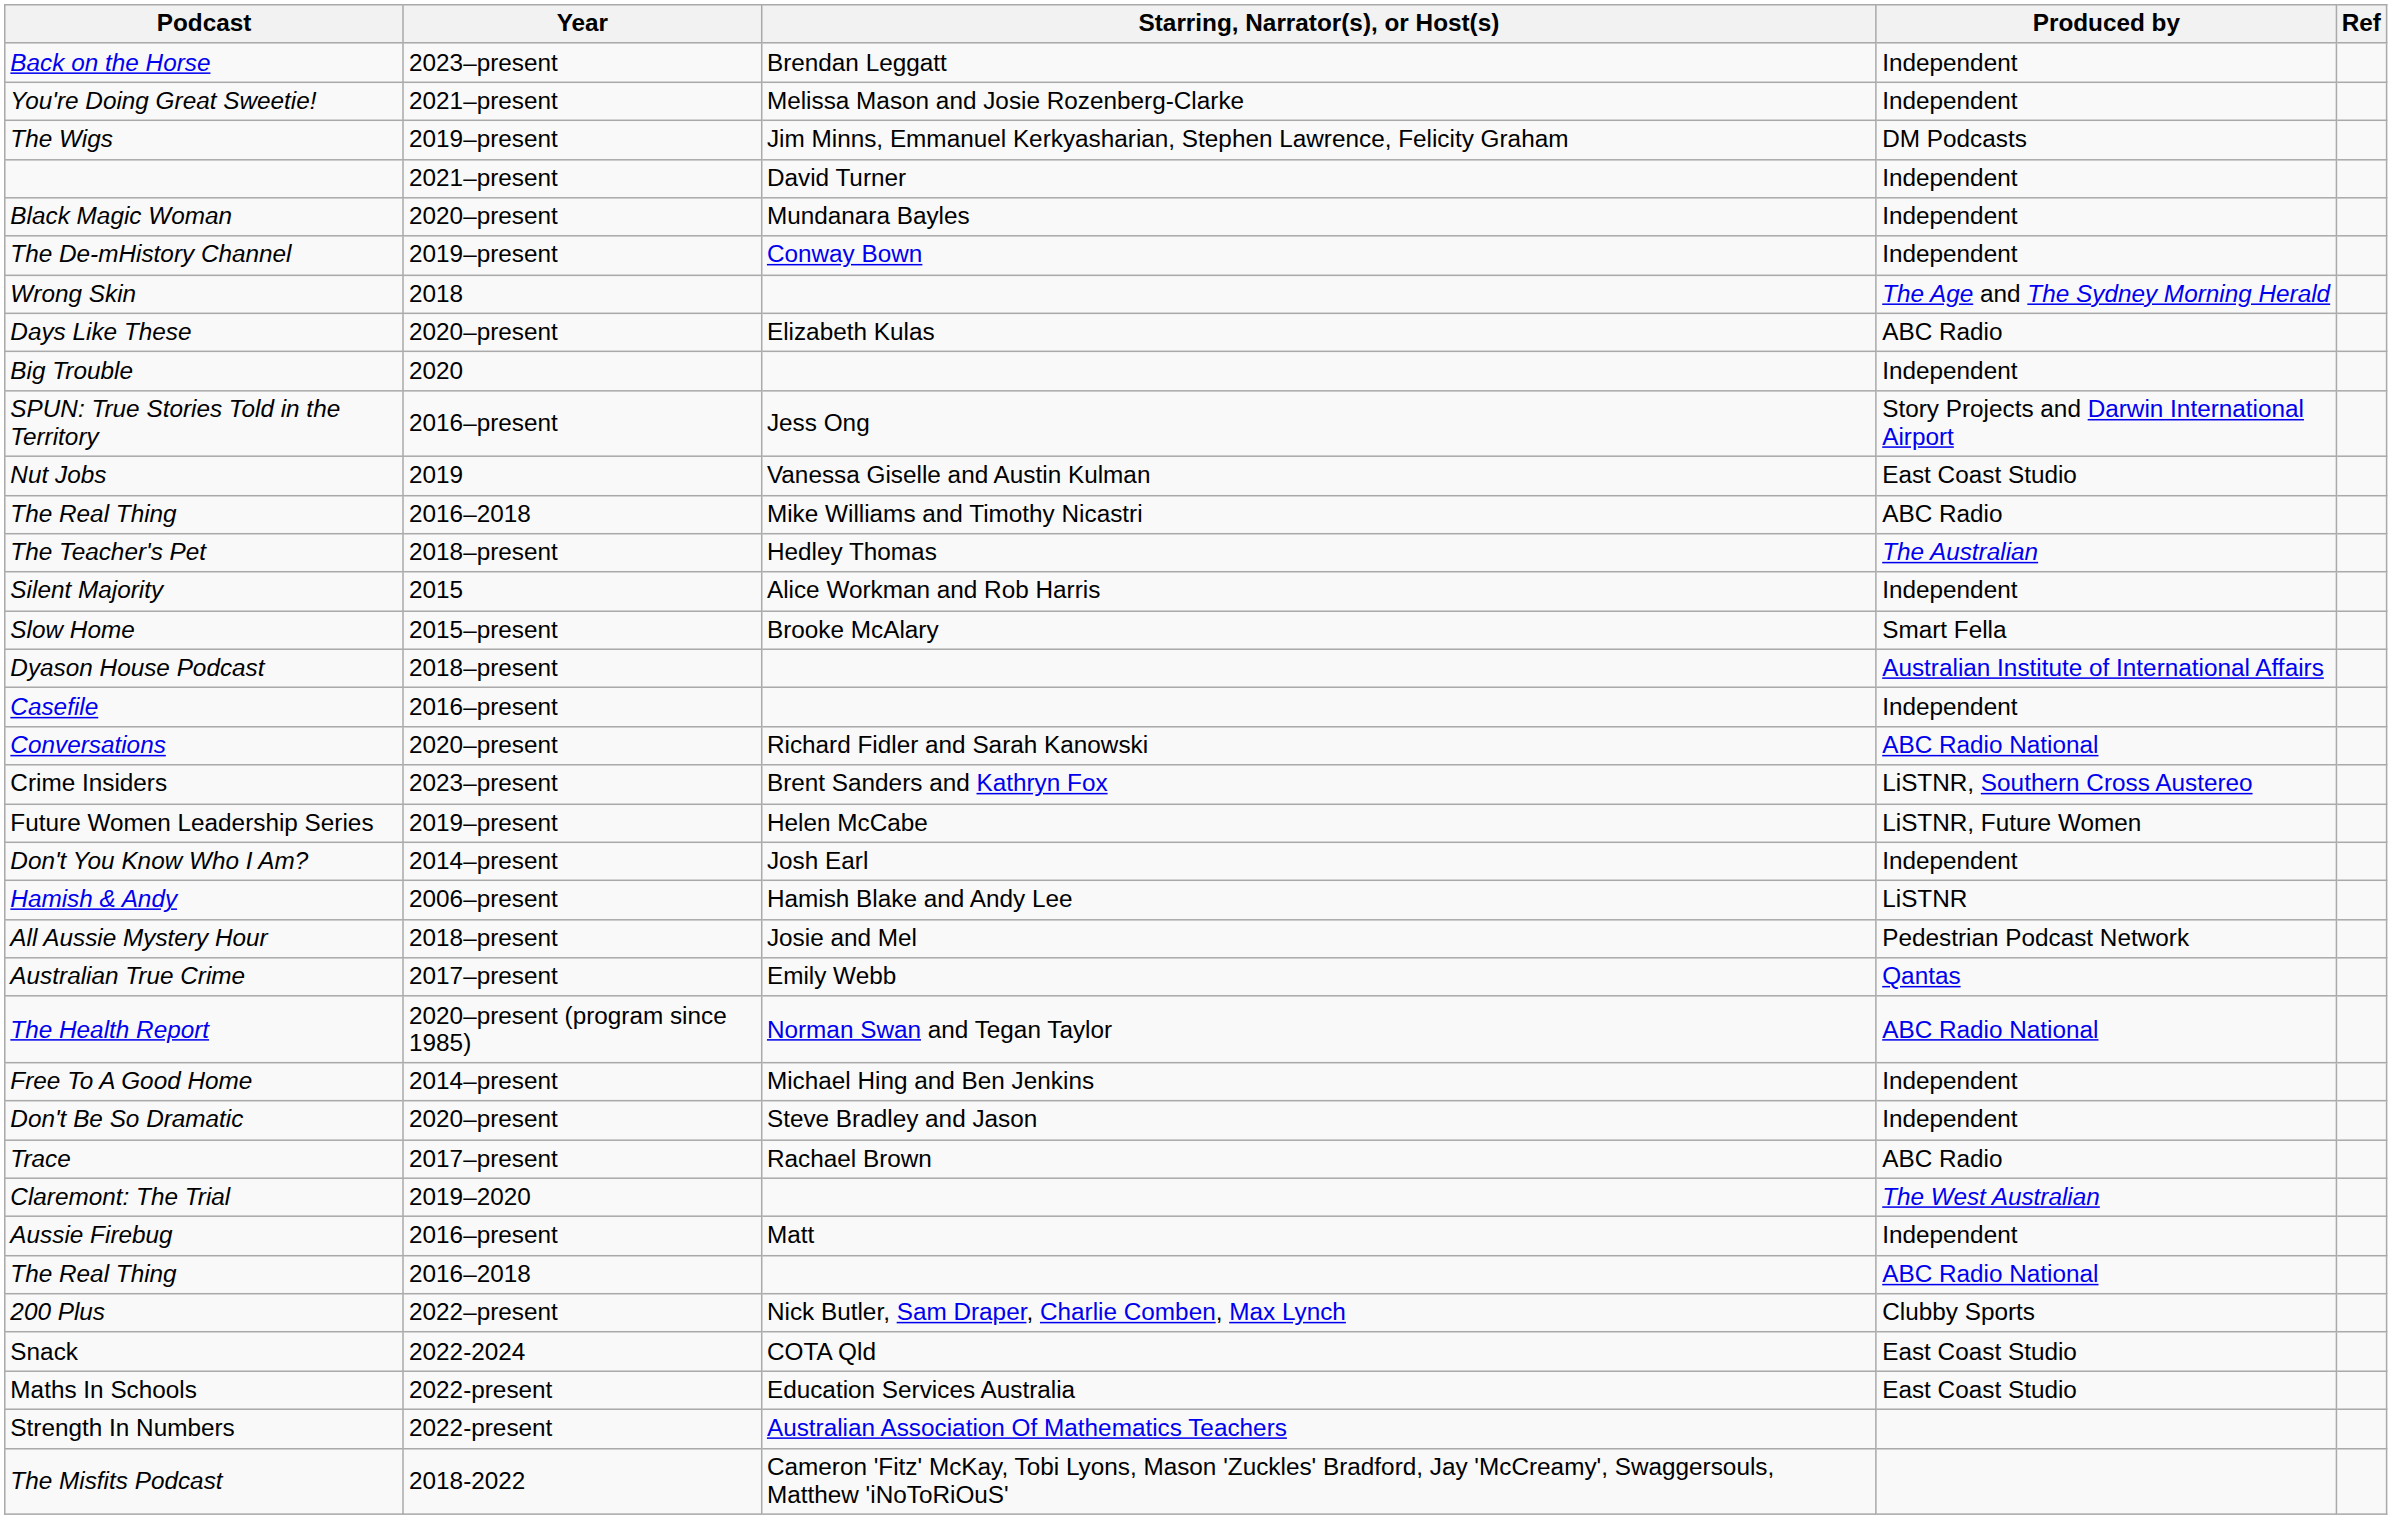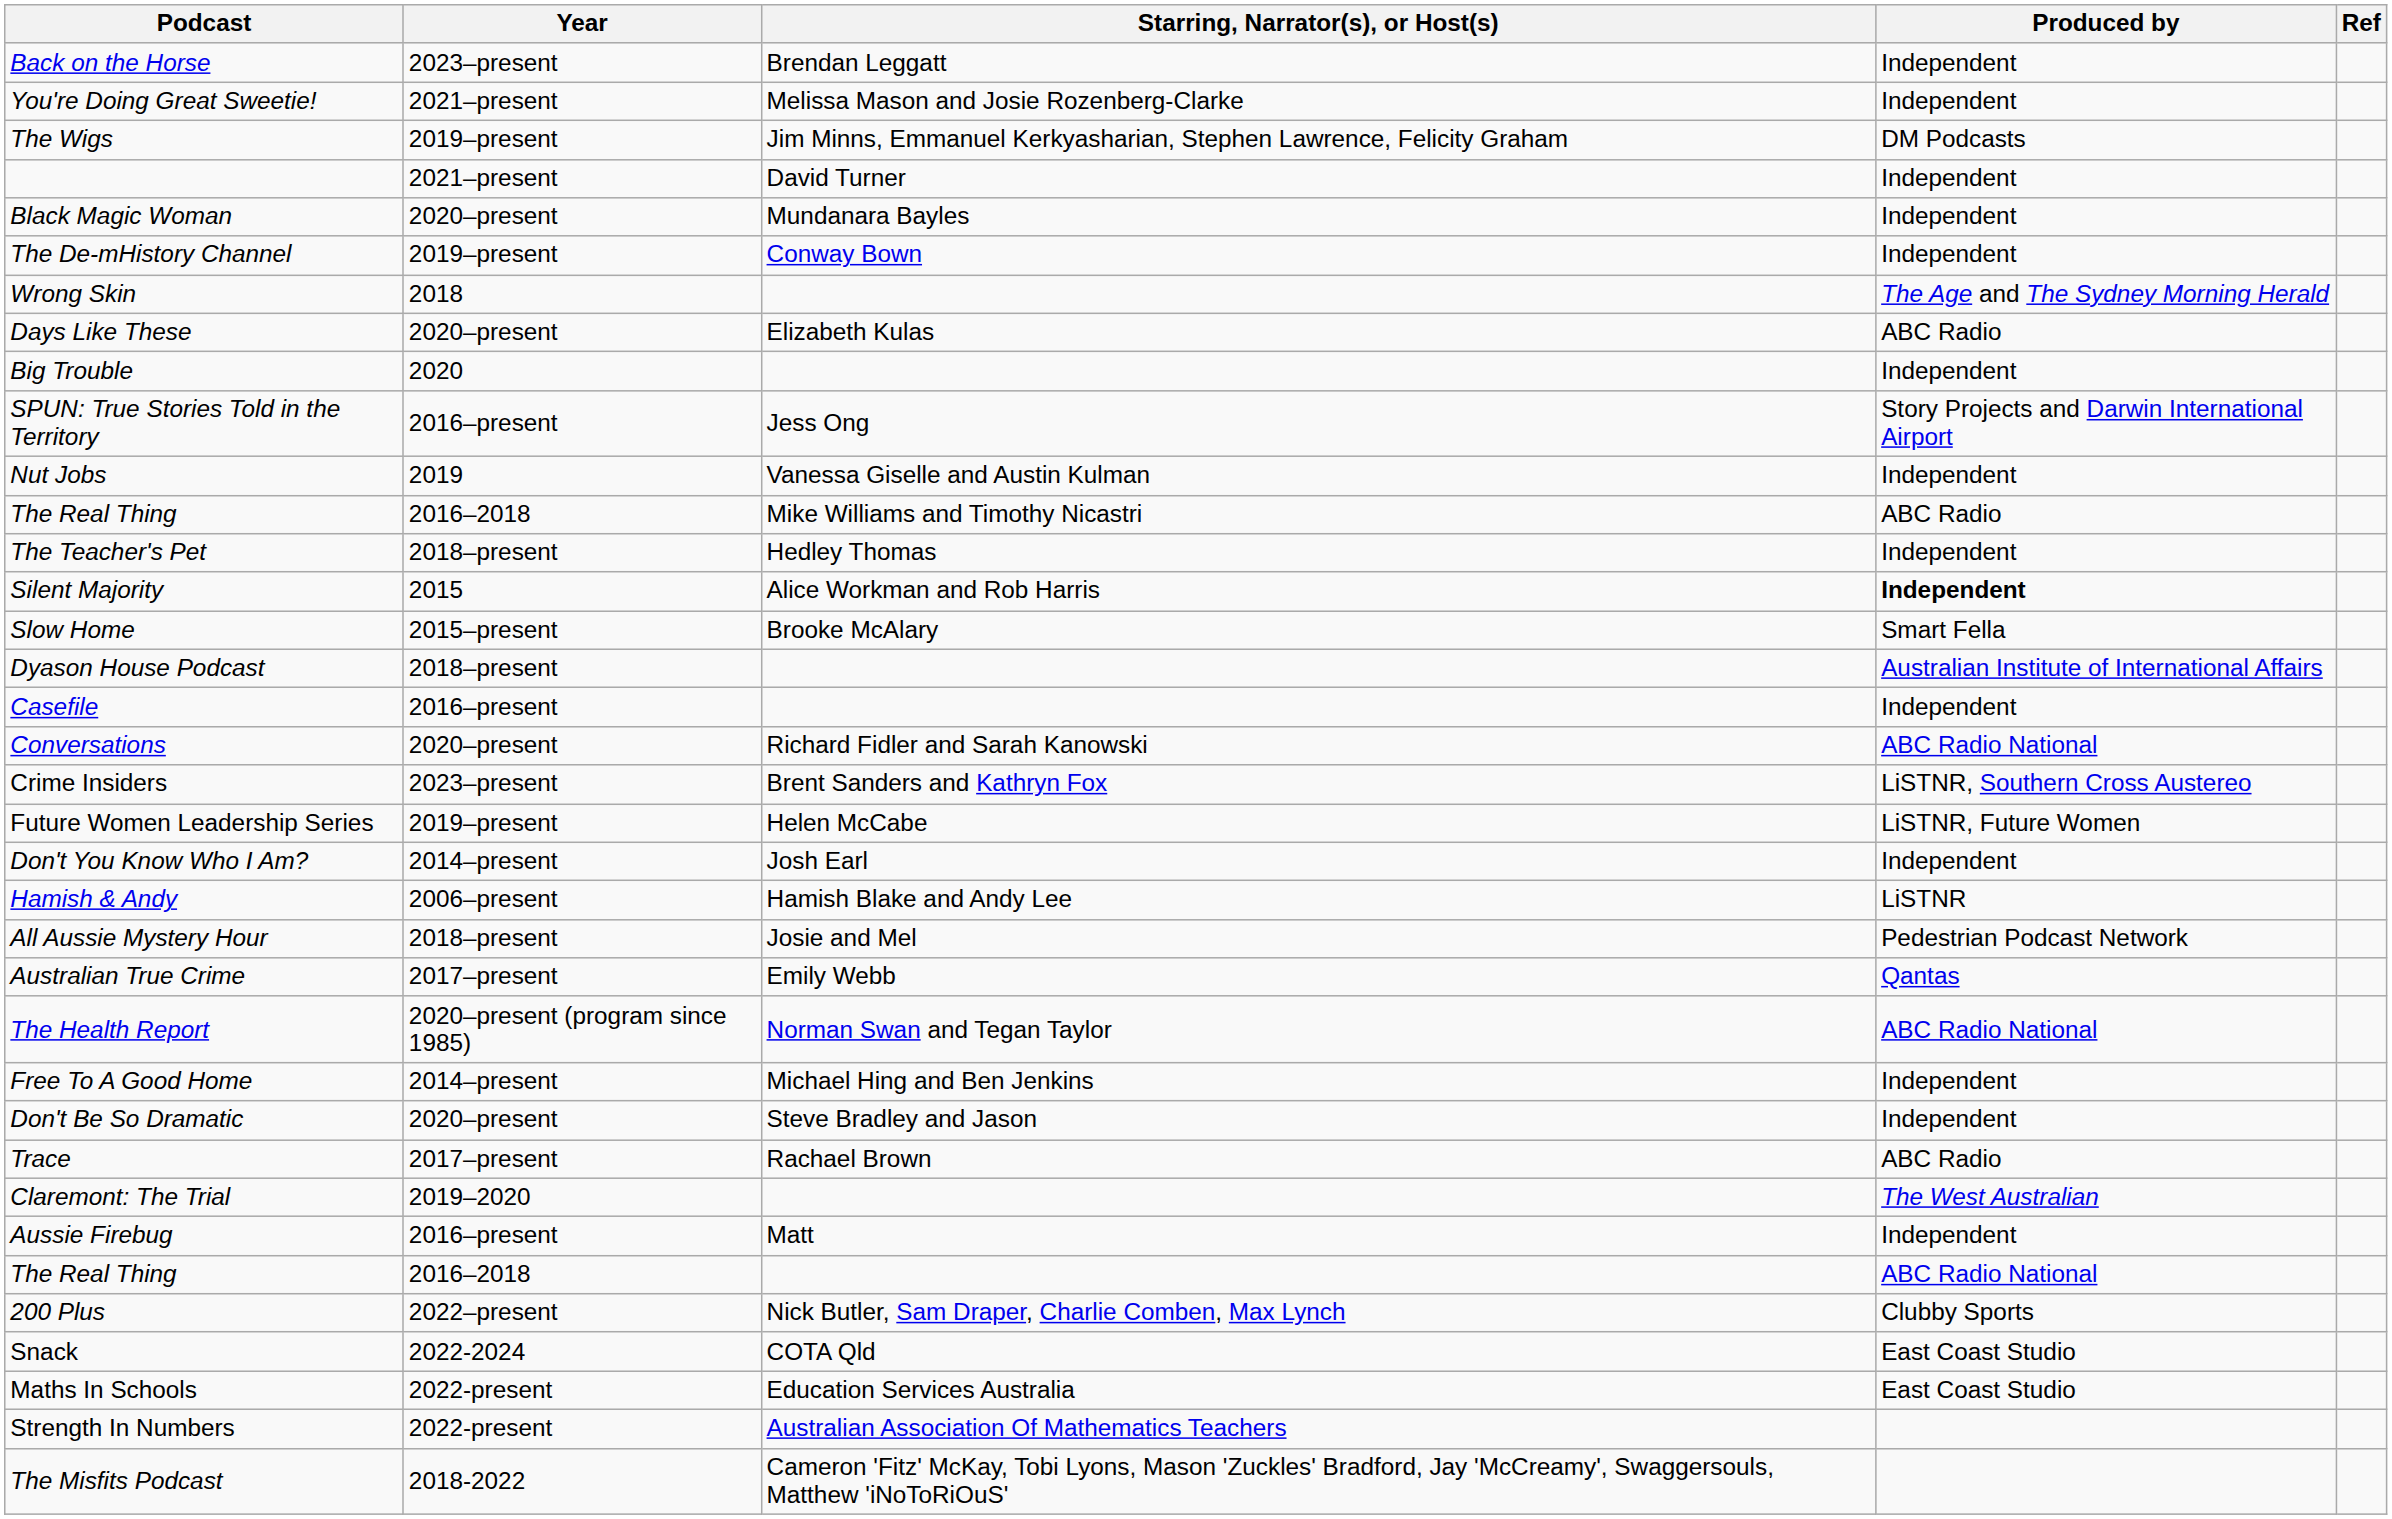(1980, 475) East Coast Studio -> (1949, 475) Independent
(1960, 552) The Australian -> (1949, 552) Independent
(1950, 591) normal -> (1953, 591) bold
